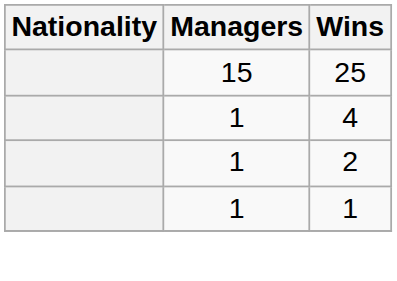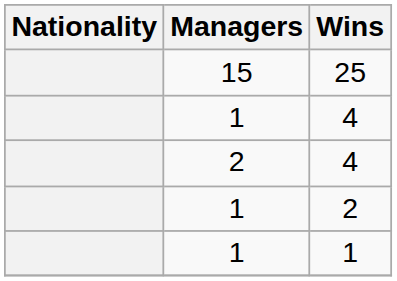+ row: (237, 162)
